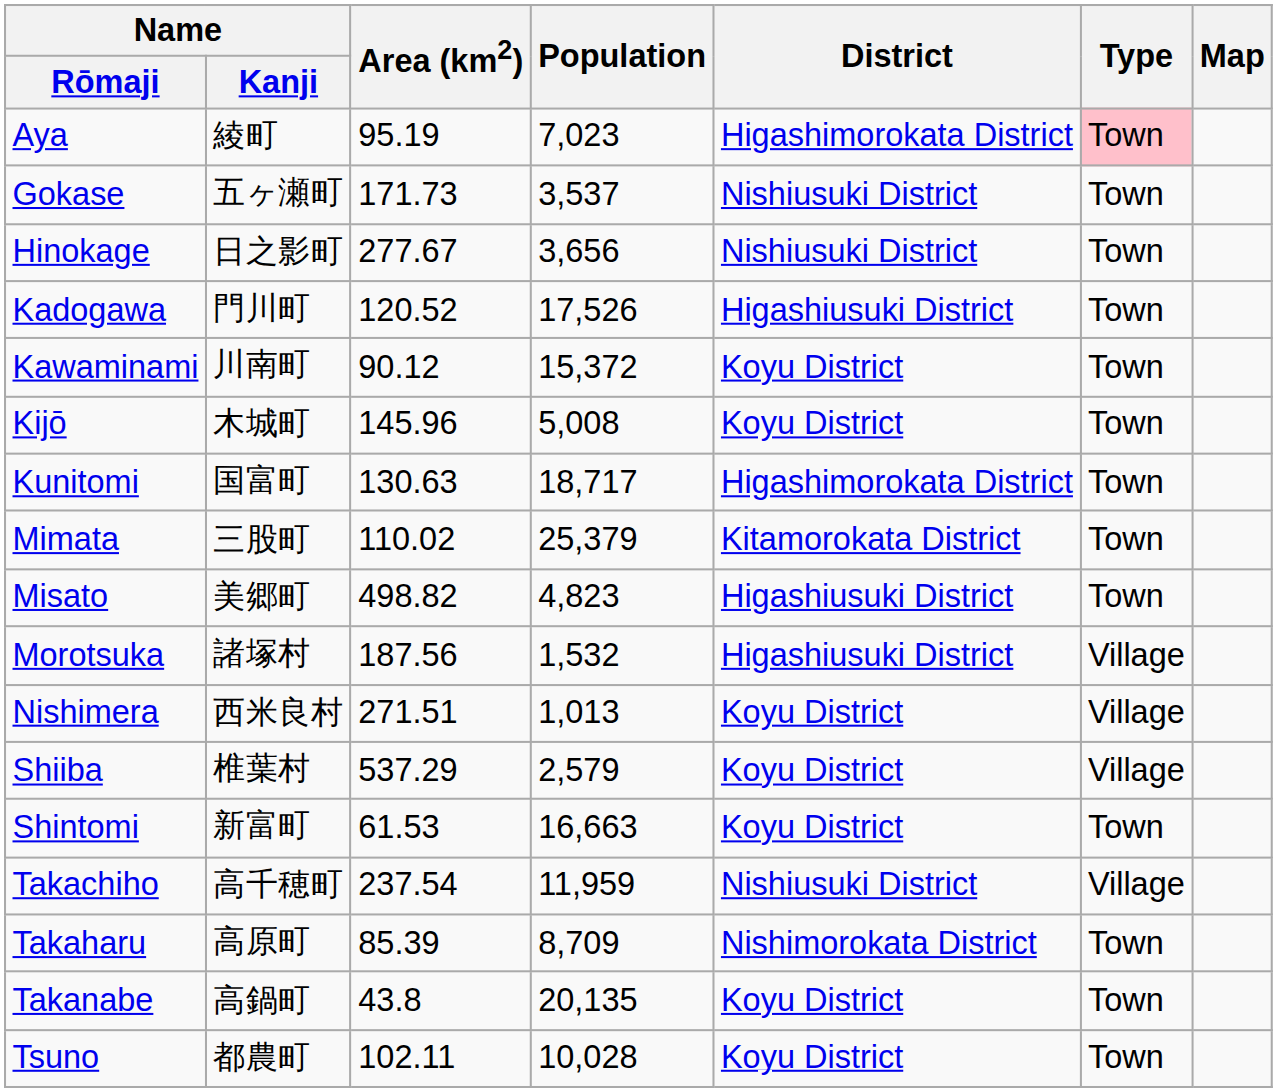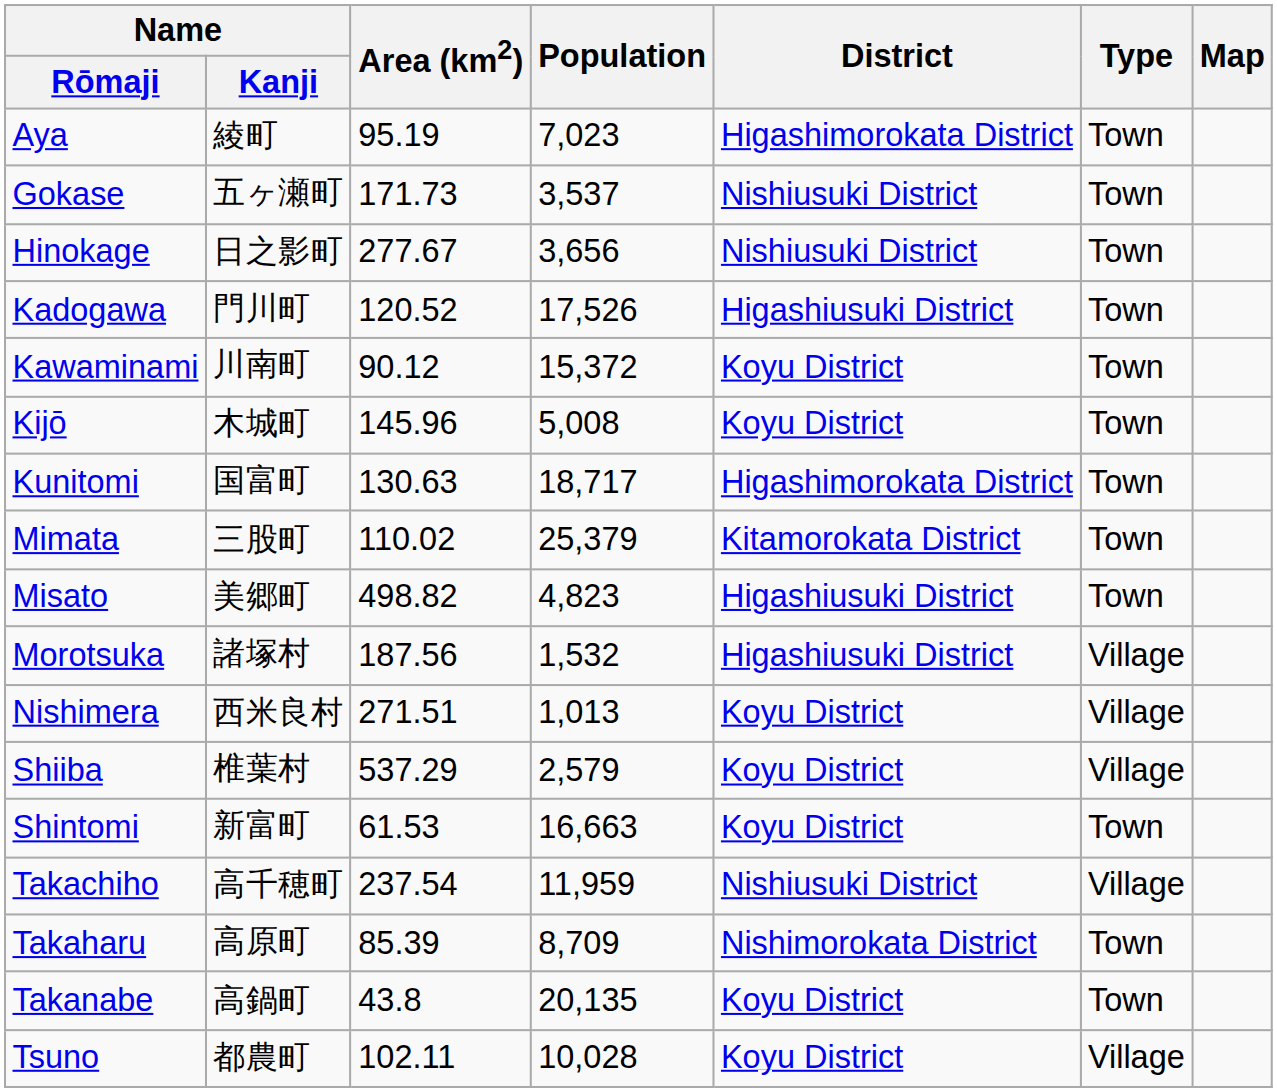(1126, 136) pink background -> (1126, 136) no background
(1126, 1057) Town -> (1136, 1057) Village
